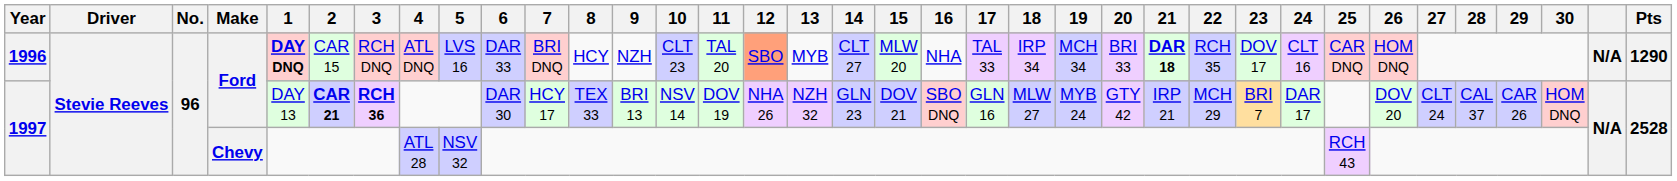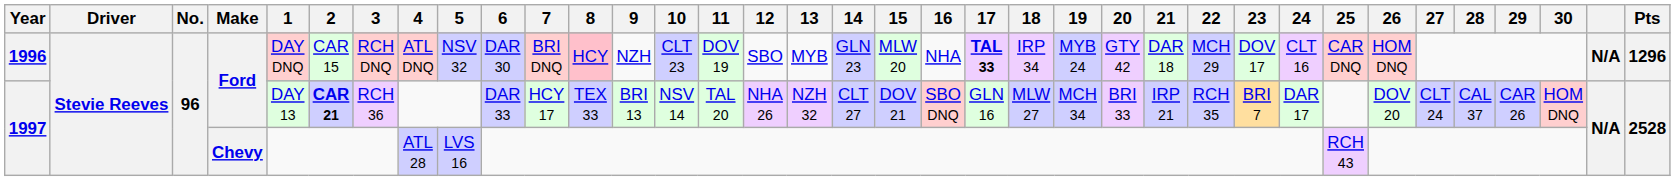(288, 56) bold -> (288, 56) normal
(460, 56) LVS 16 -> (459, 56) NSV 32
(503, 56) DAR 33 -> (503, 56) DAR 30
(591, 56) no background -> (590, 56) pink background
(721, 56) TAL 20 -> (721, 56) DOV 19
(766, 56) lightsalmon background -> (765, 56) no background
(854, 56) CLT 27 -> (853, 56) GLN 23
(987, 56) normal -> (986, 56) bold
(1078, 56) MCH 34 -> (1078, 56) MYB 24
(1123, 56) BRI 33 -> (1122, 56) GTY 42
(1167, 56) bold -> (1166, 56) normal
(1213, 56) RCH 35 -> (1211, 56) MCH 29
(1649, 56) 1290 -> (1647, 56) 1296
(376, 104) bold -> (376, 103) normal
(503, 103) DAR 30 -> (503, 103) DAR 33
(721, 103) DOV 19 -> (721, 103) TAL 20
(854, 103) GLN 23 -> (853, 103) CLT 27
(1078, 103) MYB 24 -> (1078, 103) MCH 34
(1123, 103) GTY 42 -> (1122, 103) BRI 33
(1213, 103) MCH 29 -> (1211, 103) RCH 35
(460, 151) NSV 32 -> (459, 151) LVS 16
